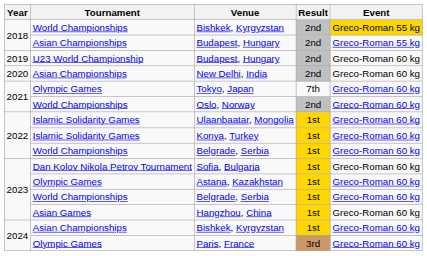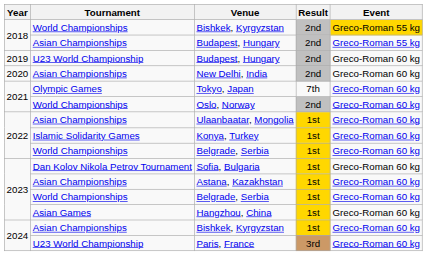(86, 120) Islamic Solidarity Games -> (80, 120) Asian Championships
(67, 182) Olympic Games -> (80, 182) Asian Championships
(67, 243) Olympic Games -> (88, 243) U23 World Championship
